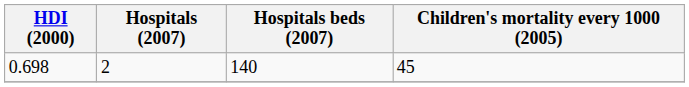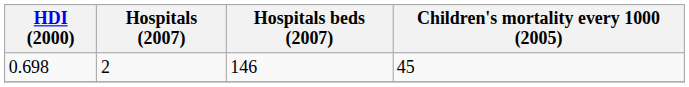(244, 67) 140 -> (244, 67) 146
